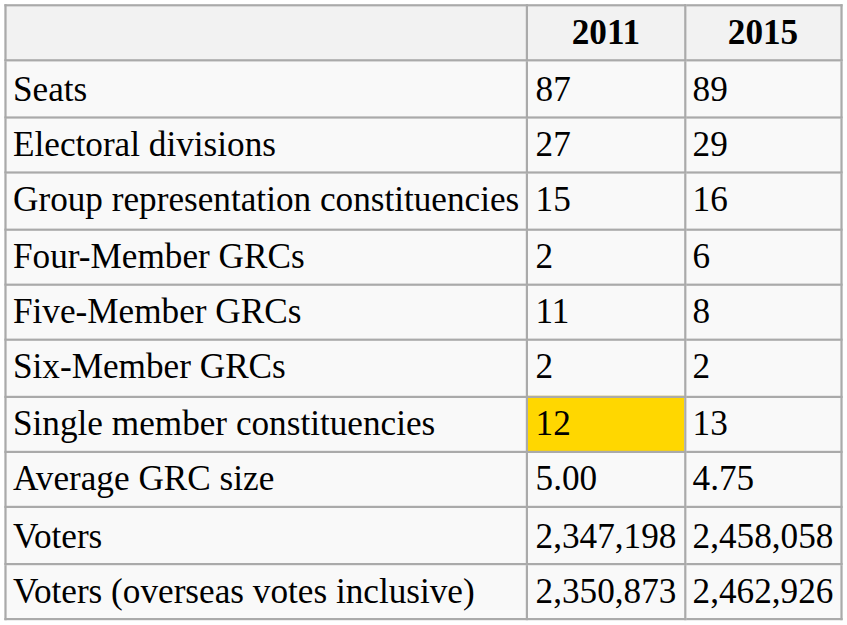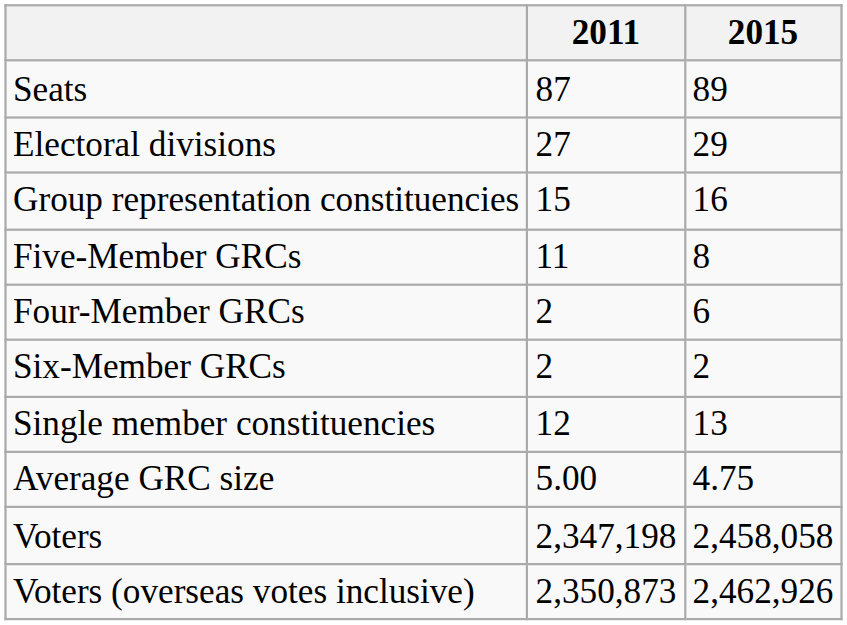rows swapped: (159, 255) <-> (157, 311)
(606, 424) gold background -> (606, 424) no background
